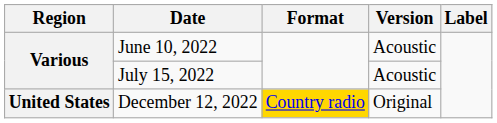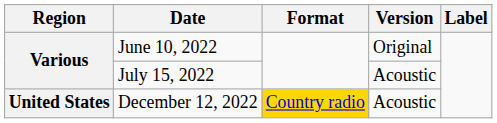(405, 46) Acoustic -> (403, 46) Original
(403, 103) Original -> (405, 103) Acoustic
